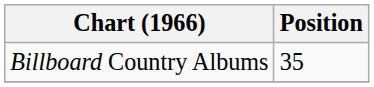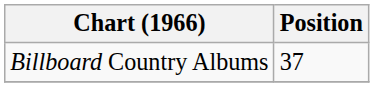(292, 61) 35 -> (292, 61) 37
